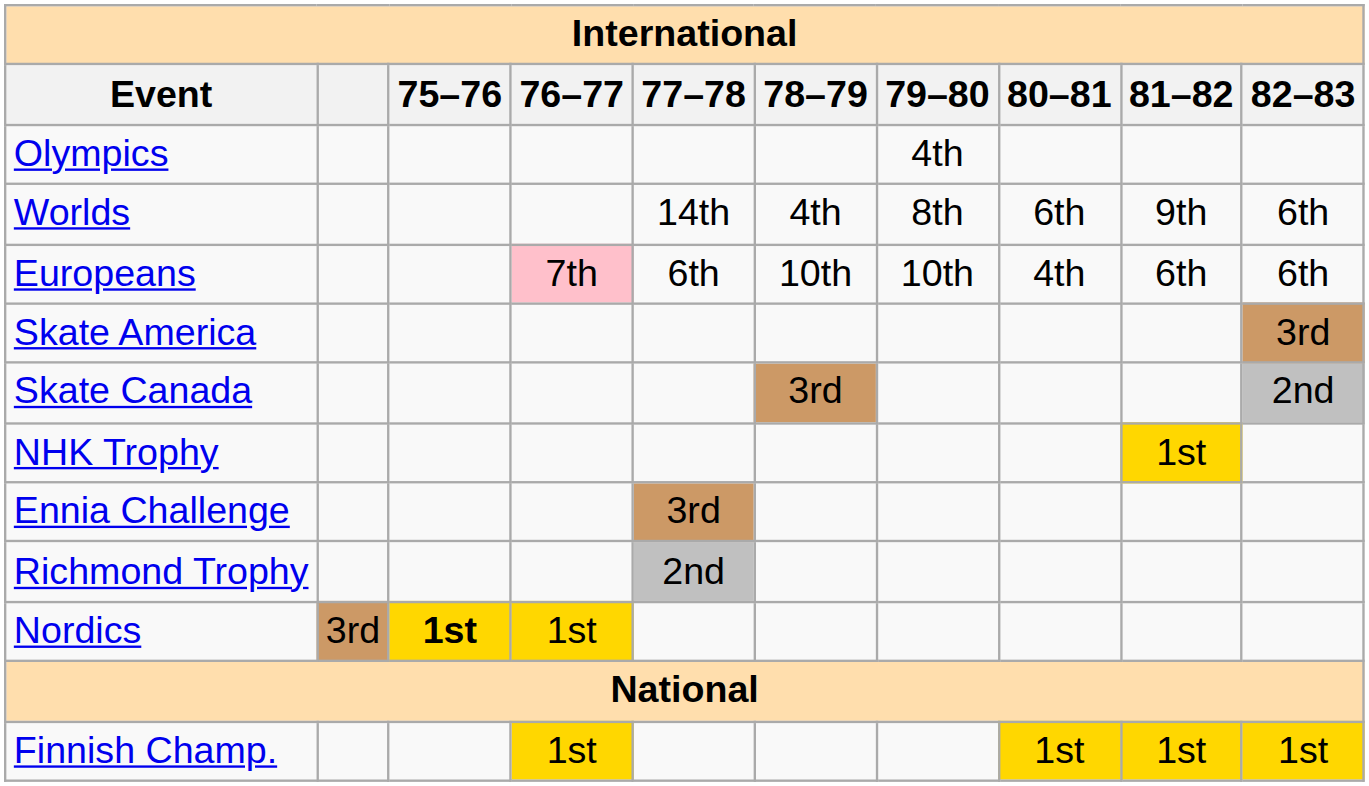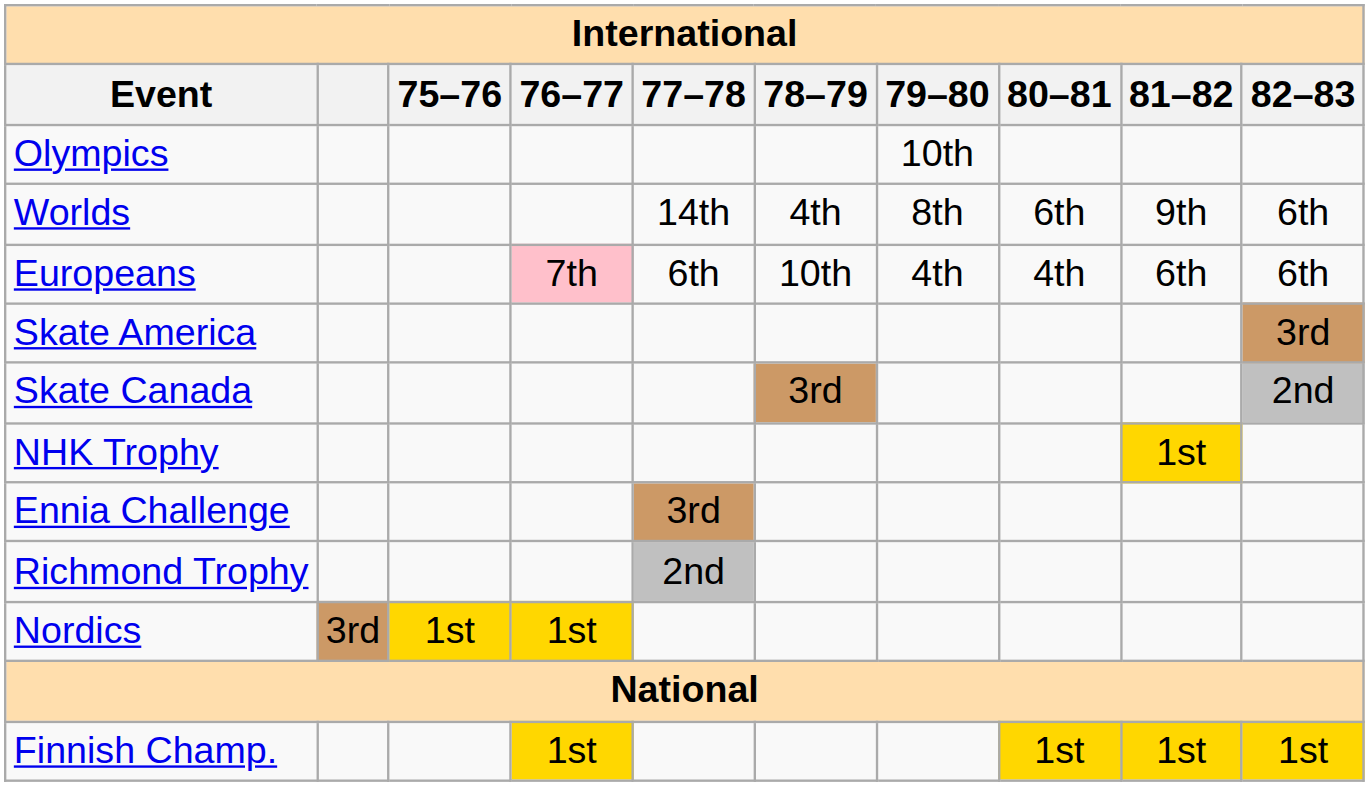(937, 153) 4th -> (937, 153) 10th
(937, 272) 10th -> (937, 272) 4th
(450, 630) bold -> (450, 630) normal
